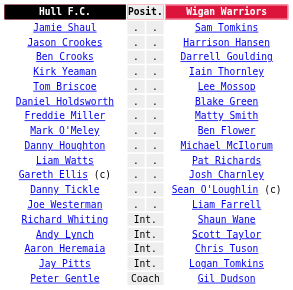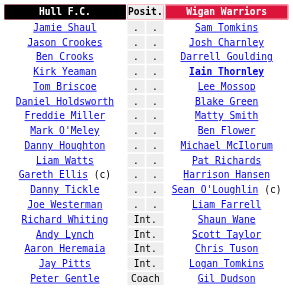(227, 42) Harrison Hansen -> (227, 42) Josh Charnley
(227, 72) normal -> (227, 72) bold
(227, 175) Josh Charnley -> (227, 175) Harrison Hansen
